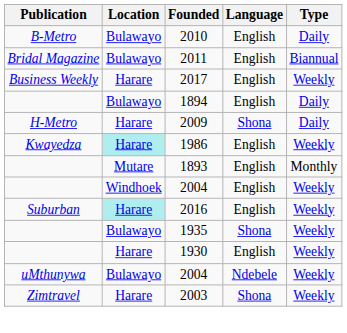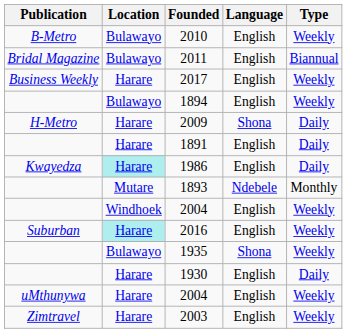(314, 36) Daily -> (314, 36) Weekly
(314, 101) Daily -> (314, 101) Weekly
+ row: (53, 145)
(314, 144) Weekly -> (314, 166) Daily
(254, 166) English -> (254, 187) Ndebele
(314, 252) Weekly -> (314, 274) Daily
(134, 274) Bulawayo -> (134, 295) Harare
(254, 274) Ndebele -> (254, 295) English
(254, 295) Shona -> (254, 317) English
